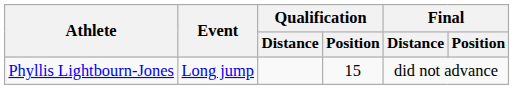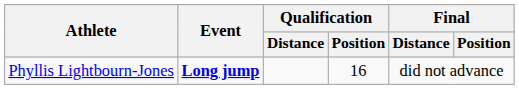(218, 71) normal -> (221, 71) bold
(353, 71) 15 -> (358, 71) 16
